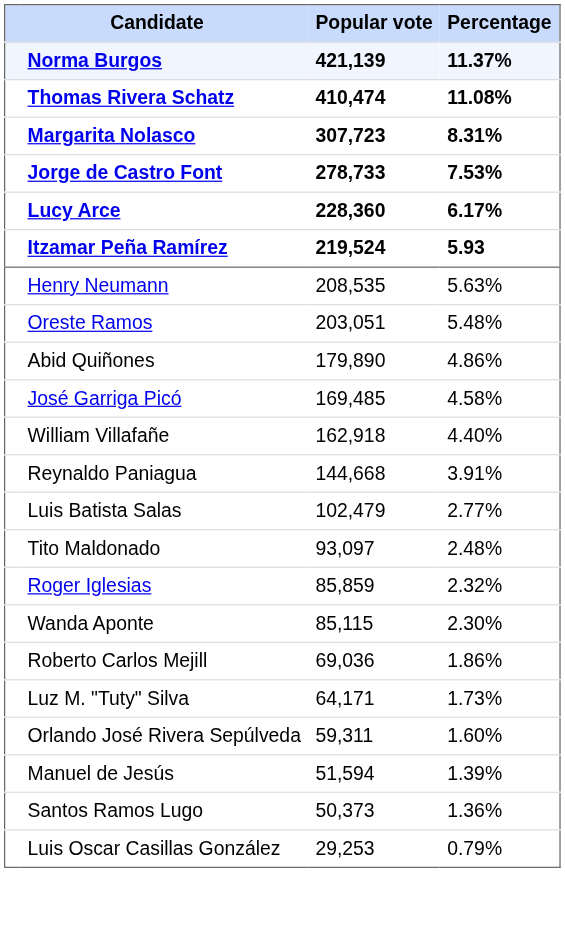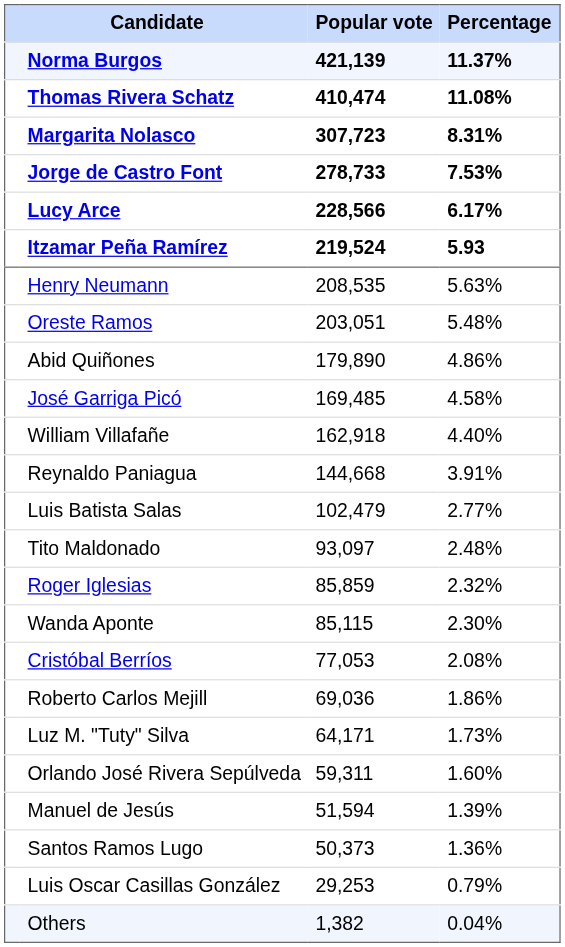(350, 210) 228,360 -> (350, 210) 228,566
+ row: (100, 660)
+ row: (57, 923)
